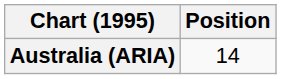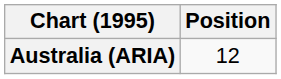(228, 55) 14 -> (228, 55) 12
